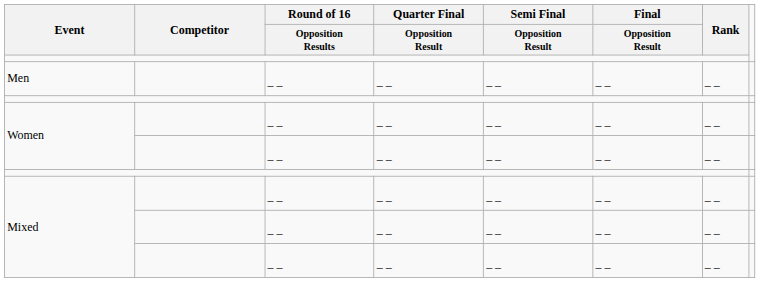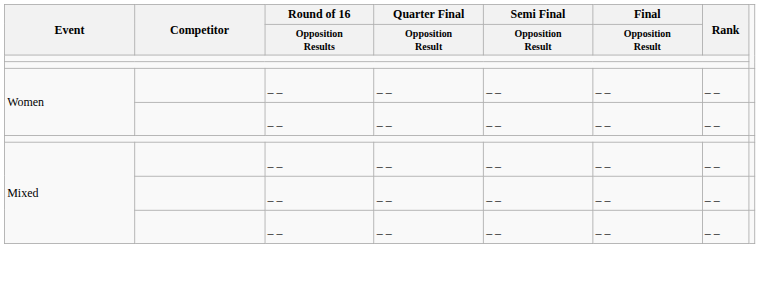- row: (18, 79)
